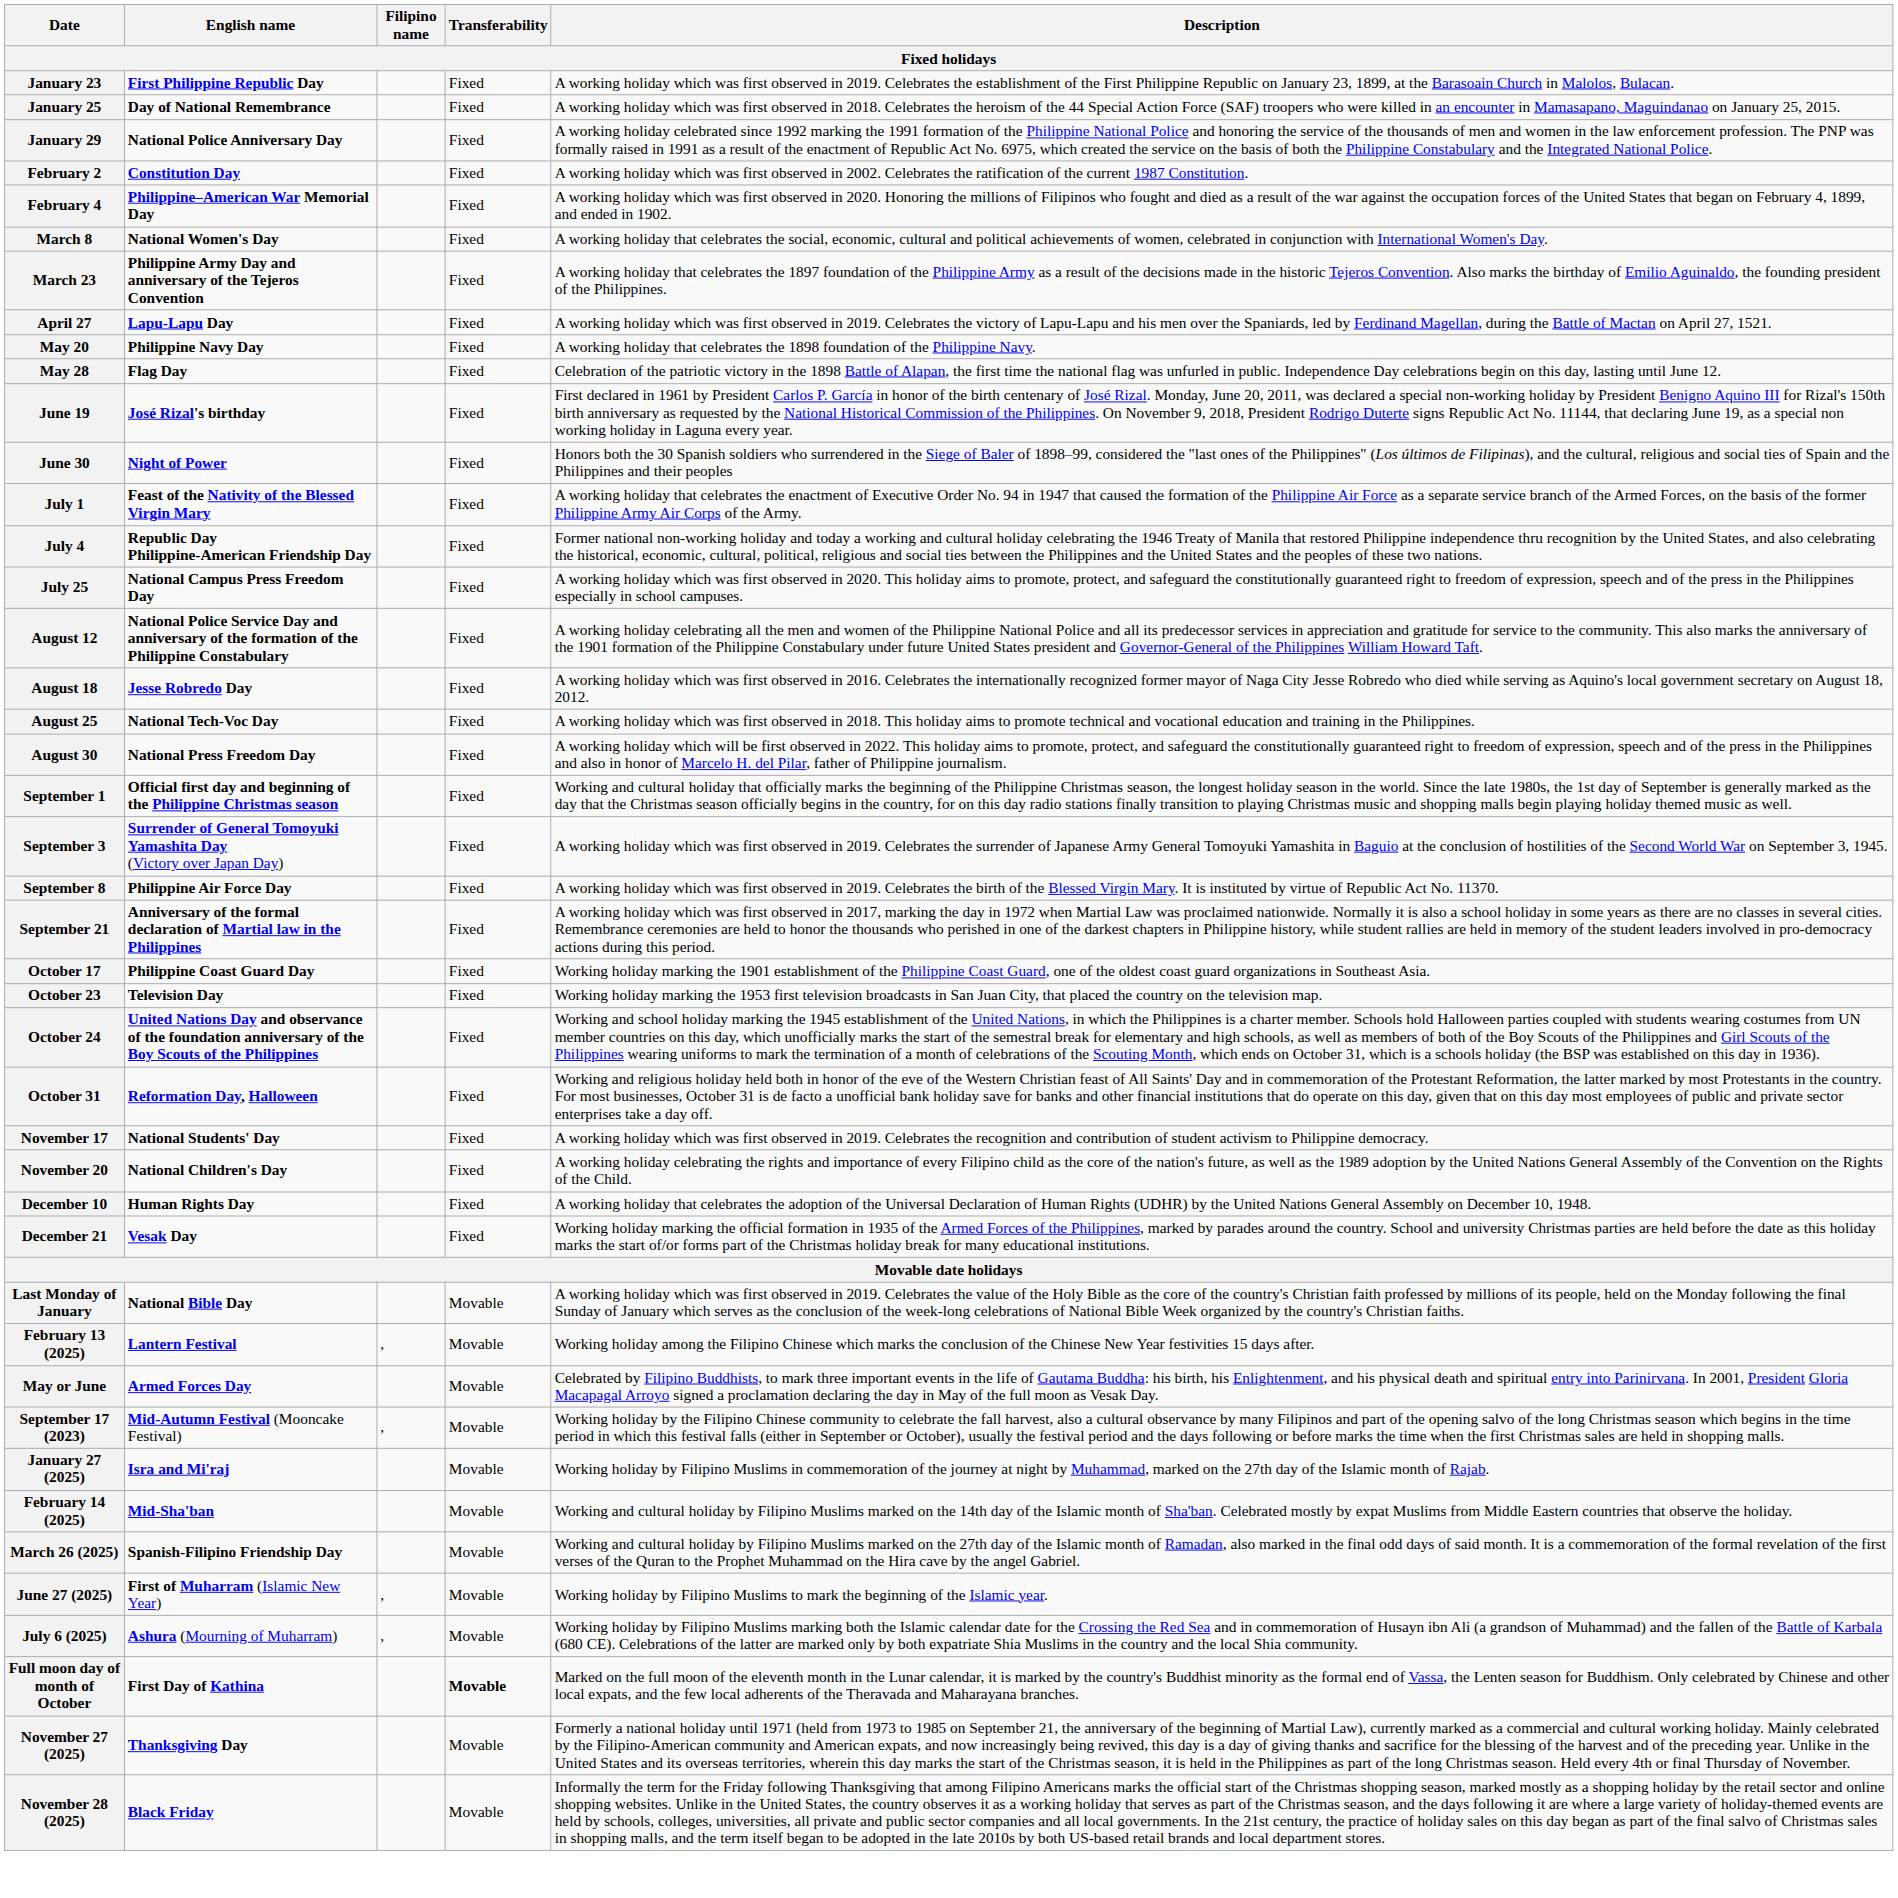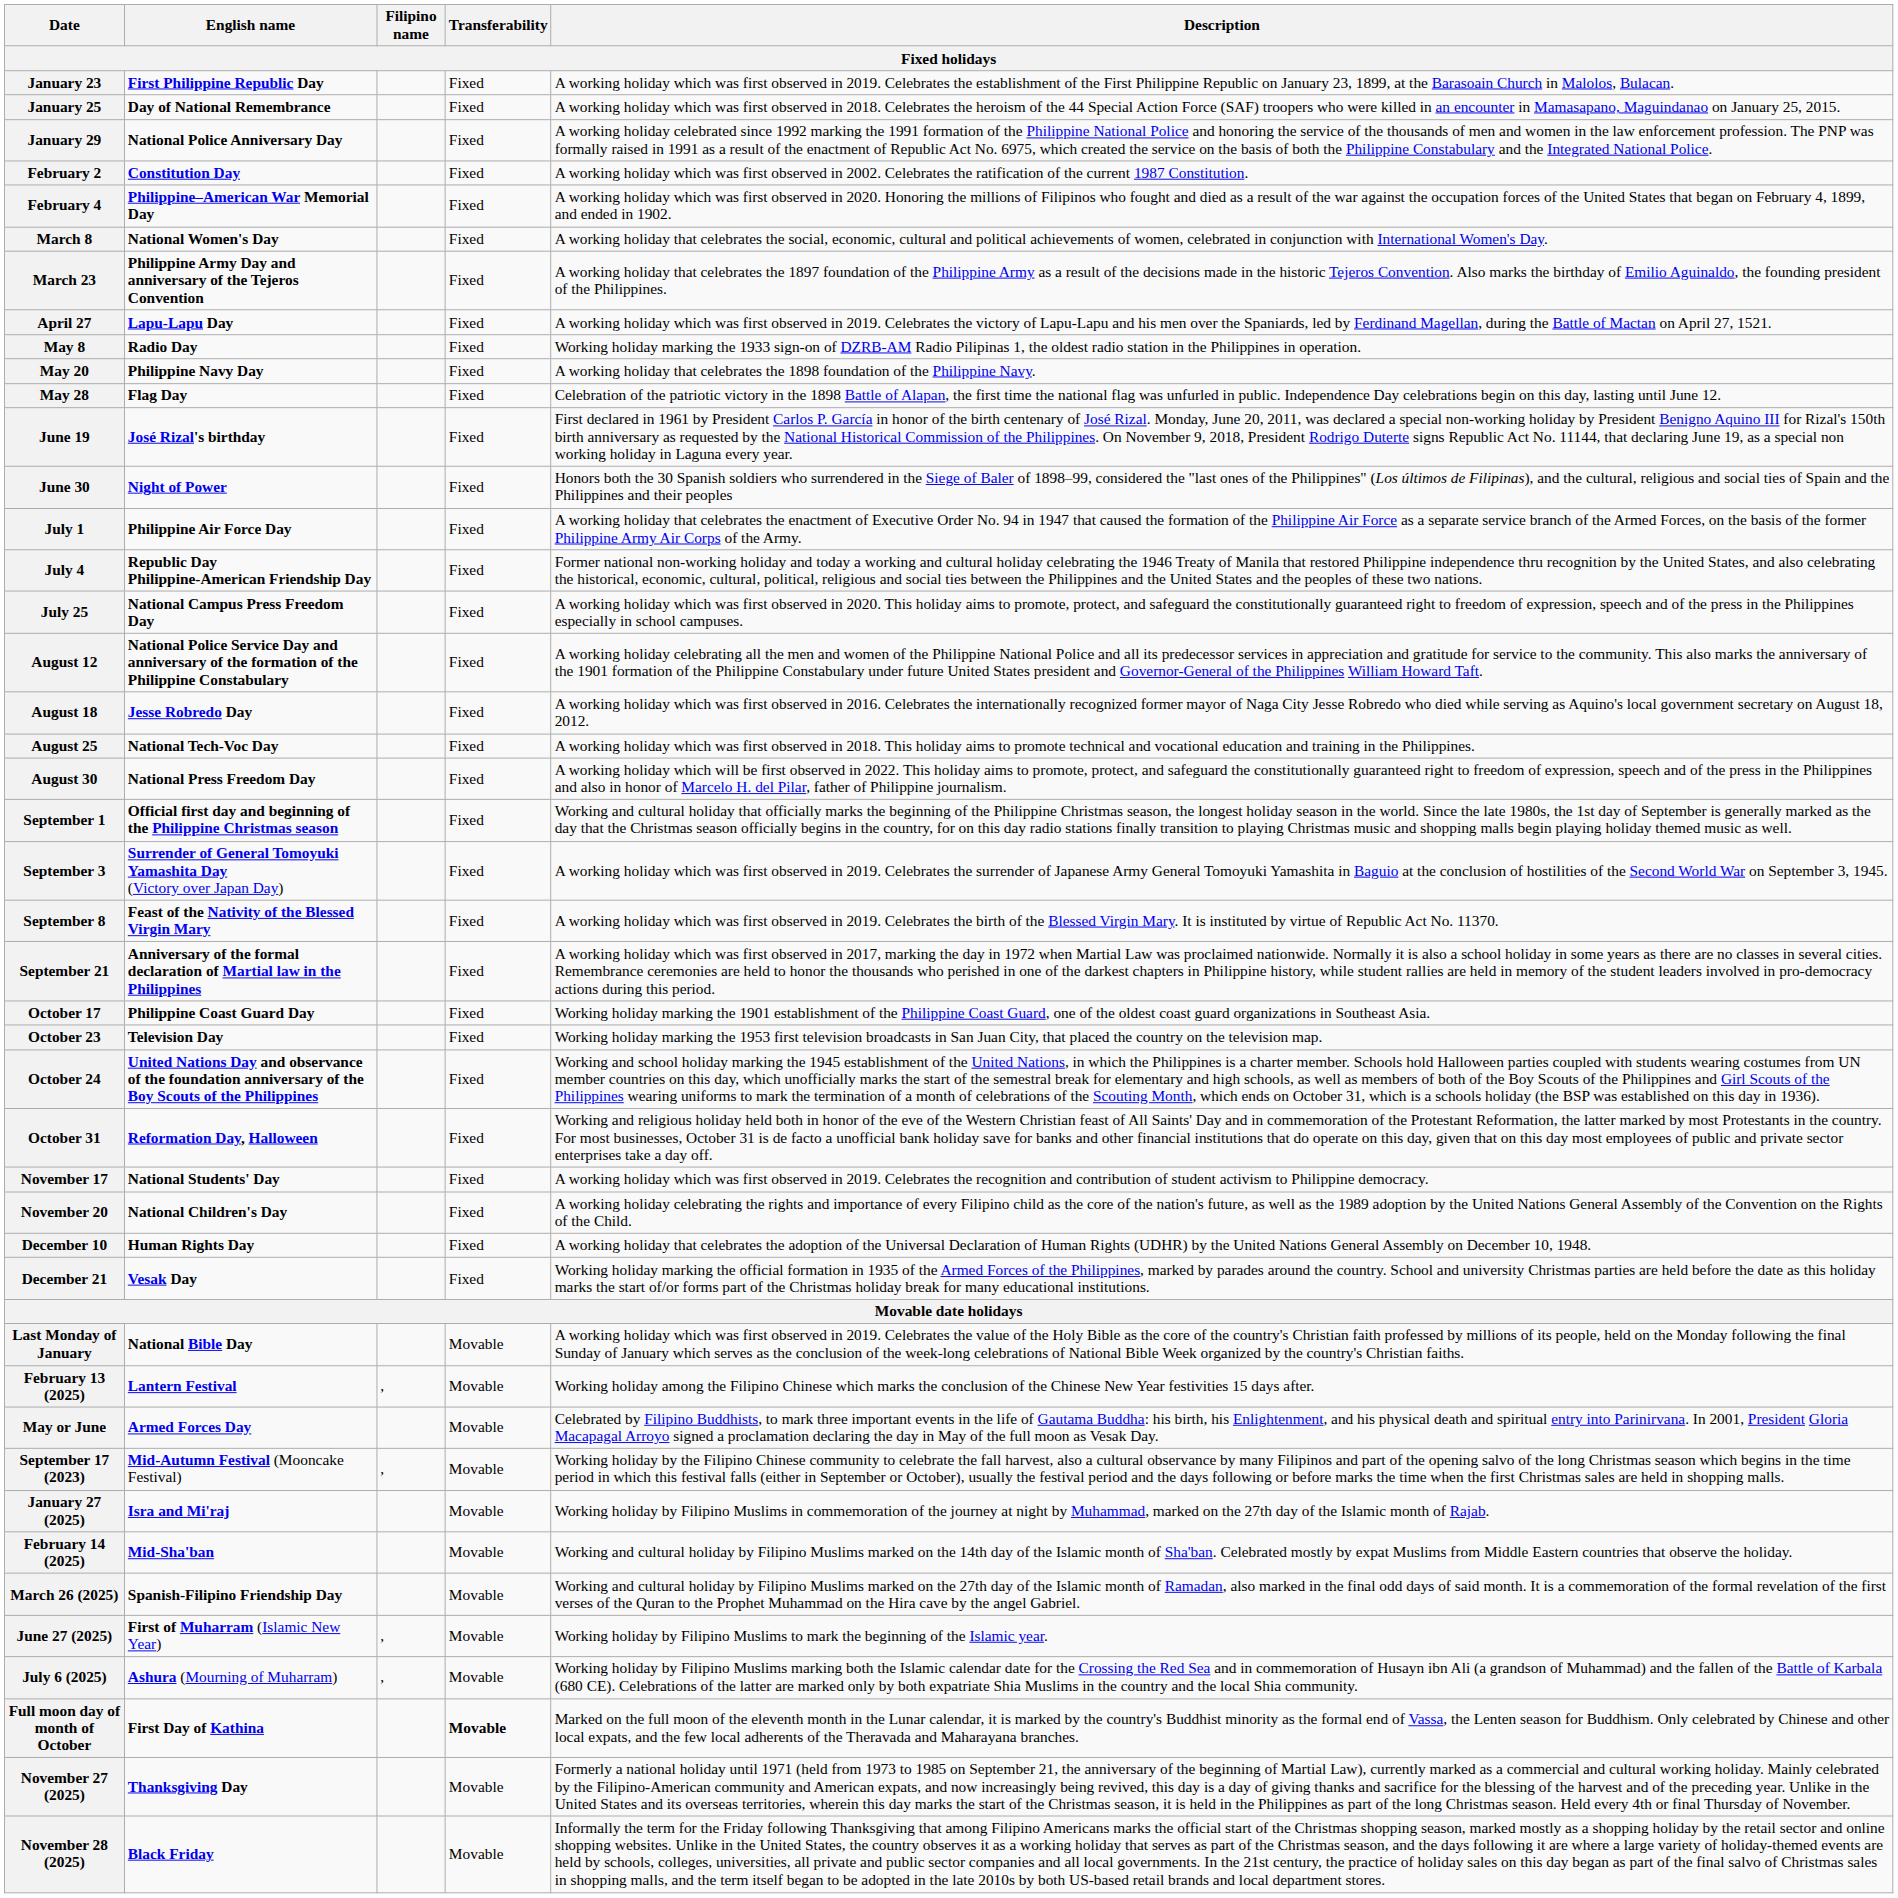+ row: (64, 346)
(241, 504) Feast of the Nativity of the Blessed Virgin Mary -> (210, 528) Philippine Air Force Day
(210, 887) Philippine Air Force Day -> (241, 920) Feast of the Nativity of the Blessed Virgin Mary
